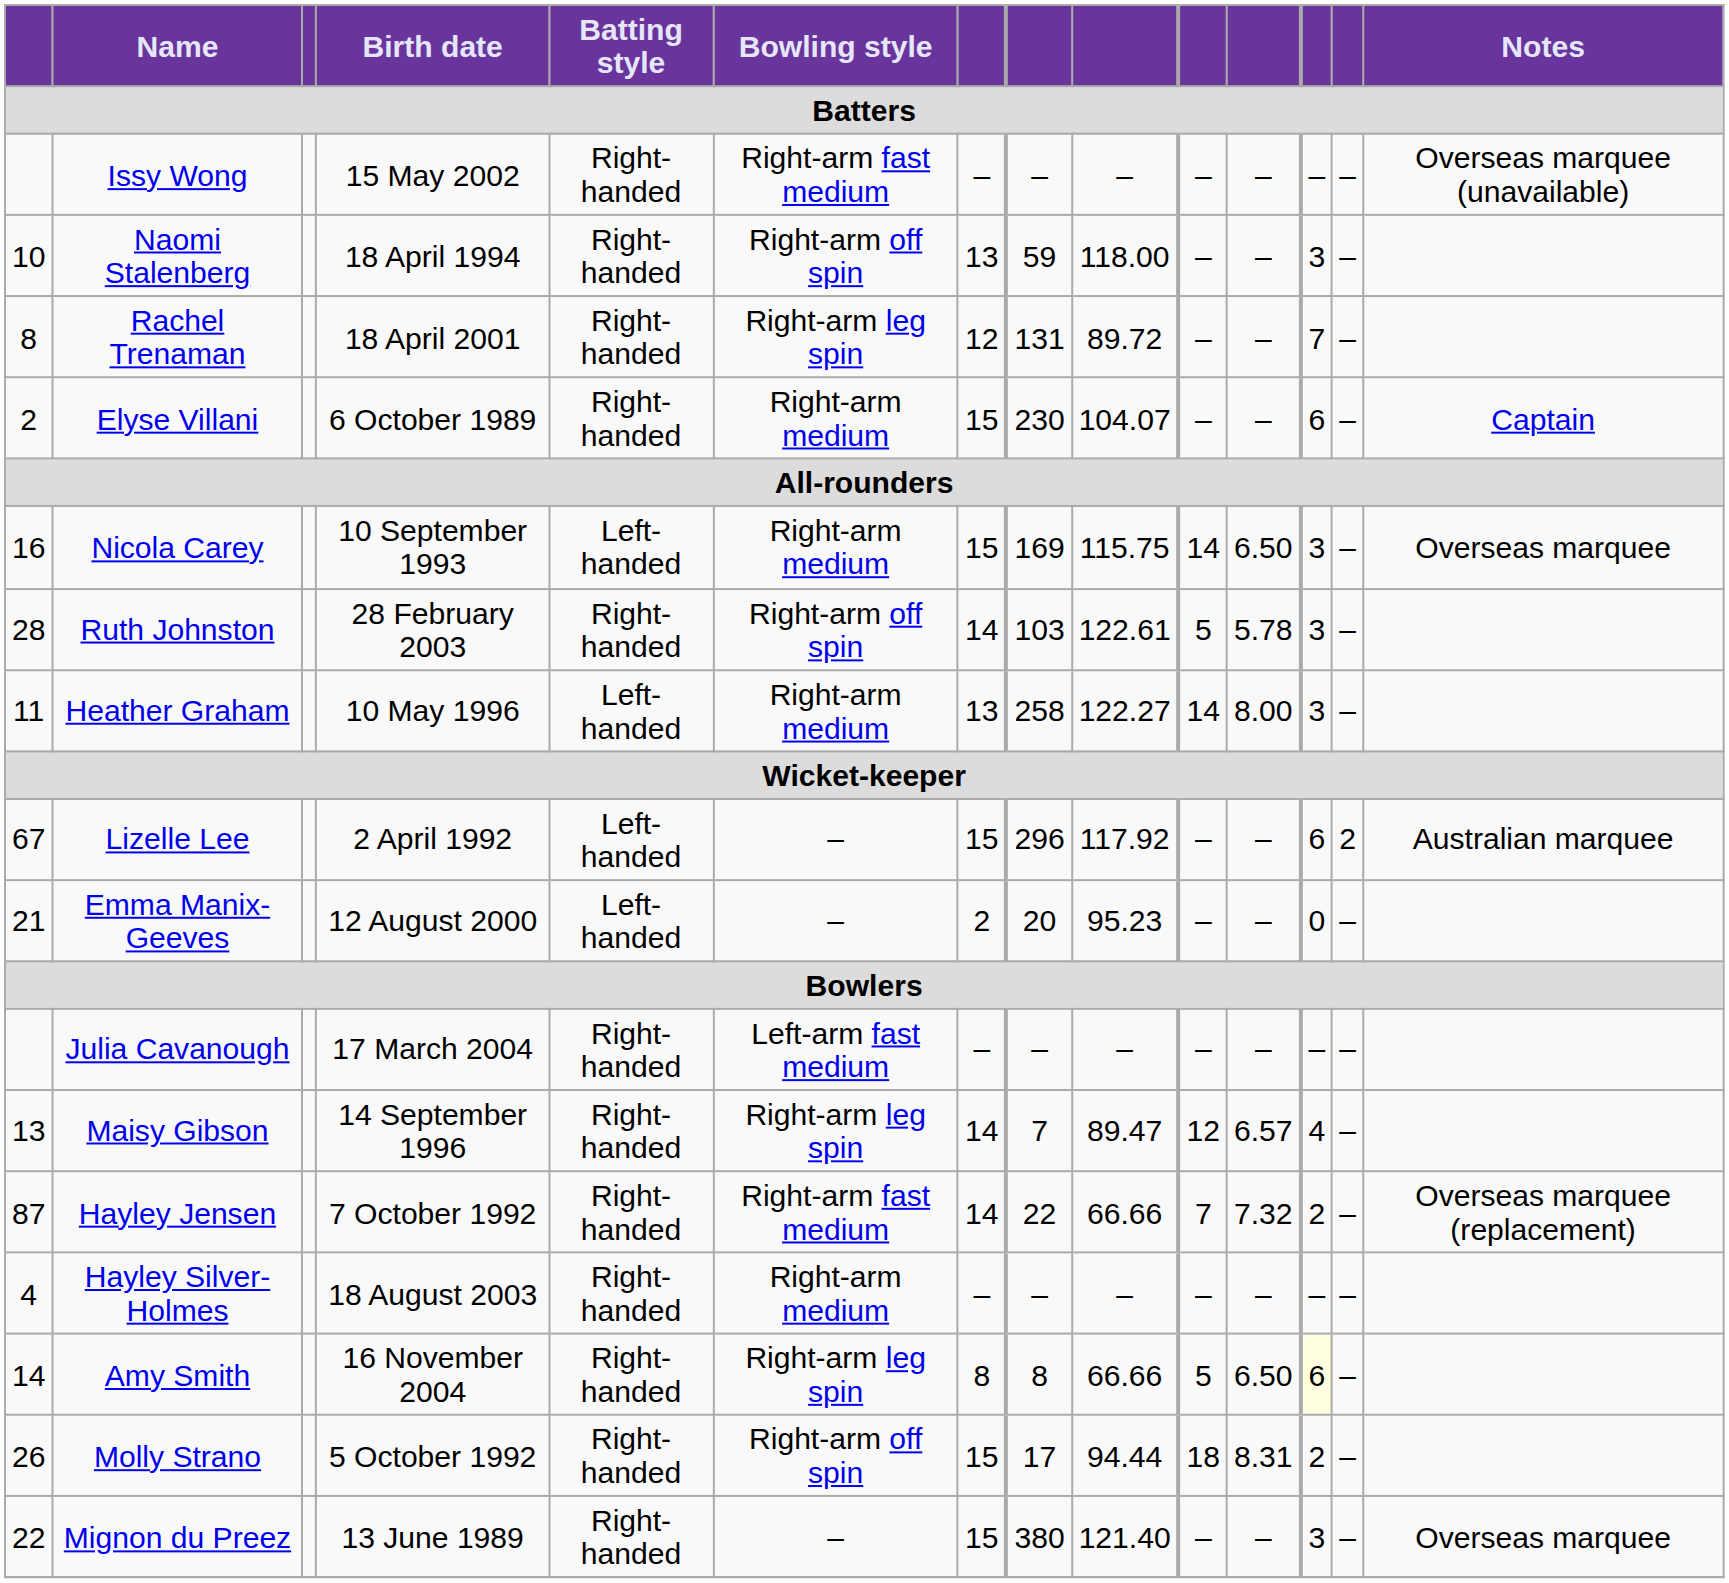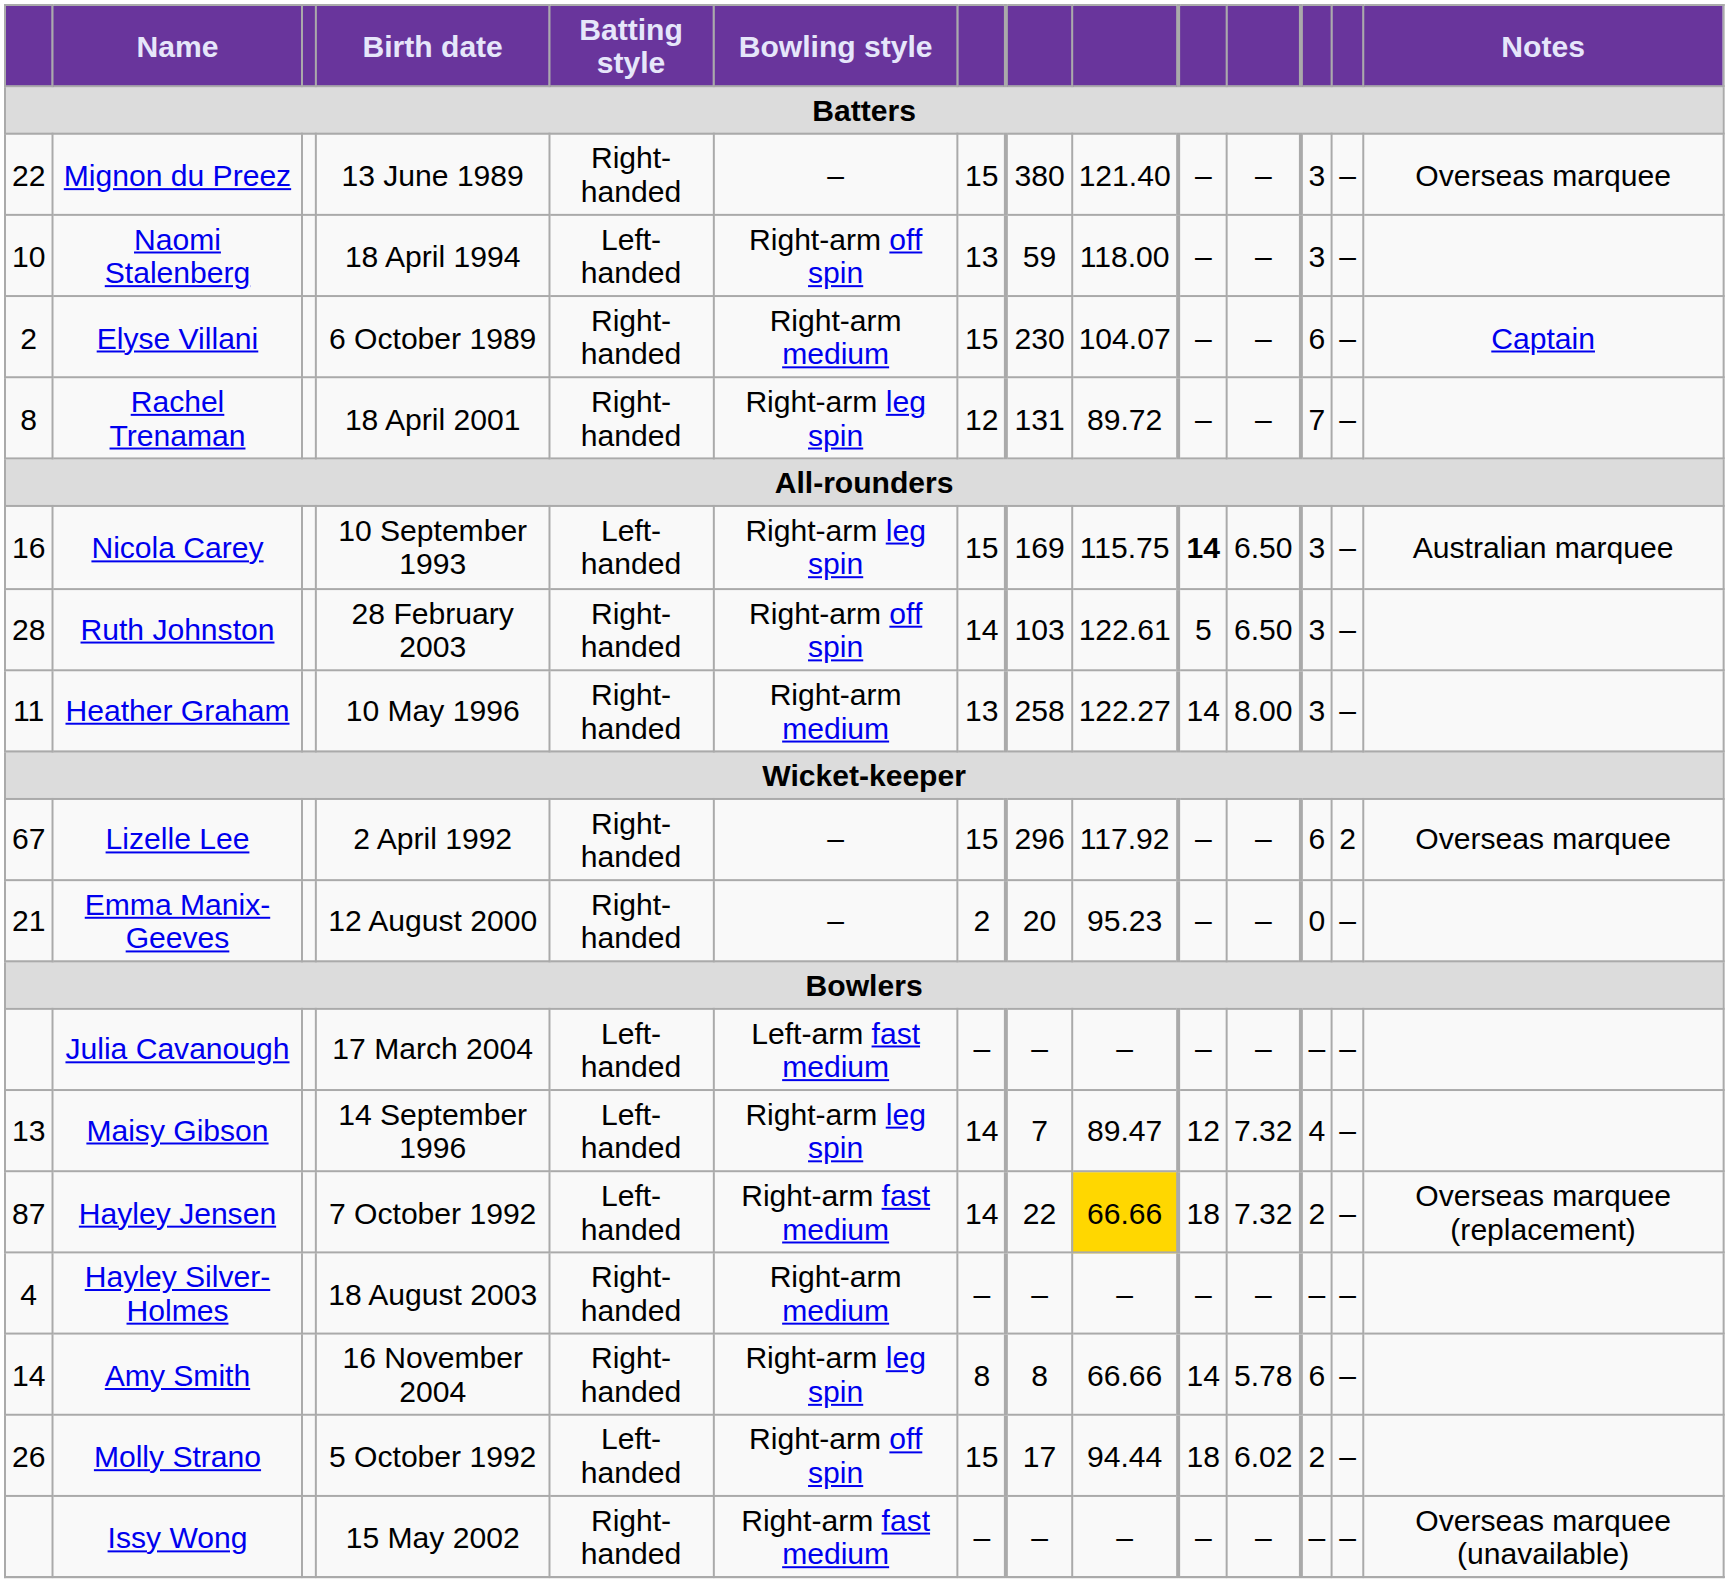rows swapped: (177, 1537) <-> (177, 175)
(631, 256) Right-handed -> (631, 256) Left-handed
rows swapped: (177, 337) <-> (177, 419)
(836, 548) Right-arm medium -> (836, 548) Right-arm leg spin
(1203, 548) normal -> (1203, 548) bold
(1543, 548) Overseas marquee -> (1543, 548) Australian marquee
(1263, 629) 5.78 -> (1263, 629) 6.50
(631, 710) Left-handed -> (631, 710) Right-handed
(631, 839) Left-handed -> (631, 839) Right-handed
(1543, 839) Australian marquee -> (1543, 839) Overseas marquee
(631, 920) Left-handed -> (631, 920) Right-handed
(631, 1049) Right-handed -> (631, 1049) Left-handed
(631, 1131) Right-handed -> (631, 1131) Left-handed
(1263, 1131) 6.57 -> (1263, 1131) 7.32
(631, 1212) Right-handed -> (631, 1212) Left-handed
(1125, 1212) no background -> (1125, 1212) gold background
(1203, 1212) 7 -> (1203, 1212) 18
(1203, 1375) 5 -> (1203, 1375) 14
(1263, 1375) 6.50 -> (1263, 1375) 5.78
(1317, 1375) lightyellow background -> (1317, 1375) no background
(631, 1456) Right-handed -> (631, 1456) Left-handed
(1263, 1456) 8.31 -> (1263, 1456) 6.02
